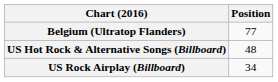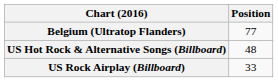(251, 67) 34 -> (251, 67) 33
